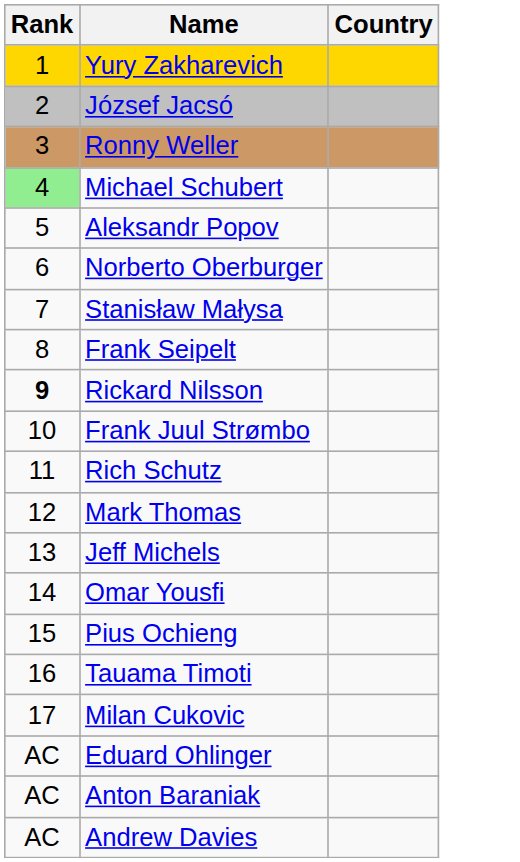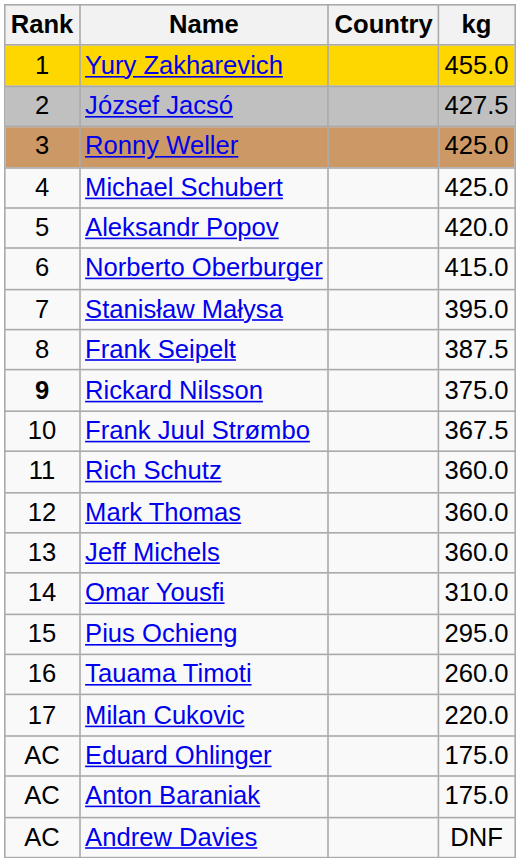+ column: (476, 24)
(42, 187) lightgreen background -> (42, 187) no background
